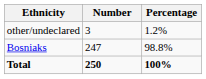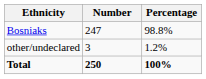rows swapped: (27, 47) <-> (43, 30)
